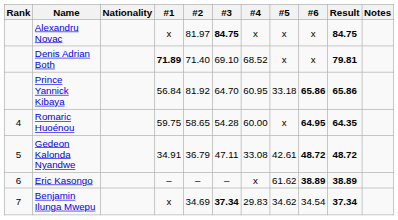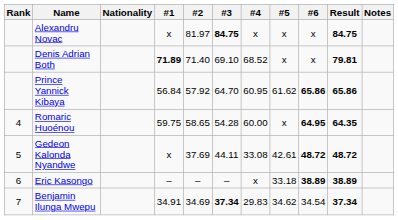(198, 91) 81.92 -> (198, 91) 57.92
(284, 91) 33.18 -> (284, 91) 61.62
(169, 154) 34.91 -> (169, 154) x
(198, 154) 36.79 -> (198, 154) 37.69
(227, 154) 47.11 -> (227, 154) 44.11
(284, 181) 61.62 -> (284, 181) 33.18
(169, 202) x -> (169, 202) 34.91
